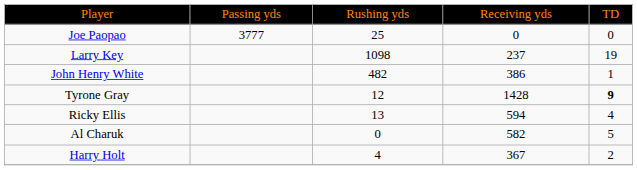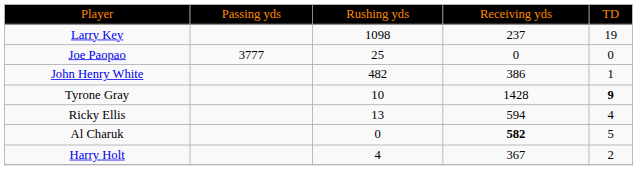rows swapped: (97, 34) <-> (97, 54)
(378, 94) 12 -> (378, 94) 10
(516, 134) normal -> (516, 134) bold
